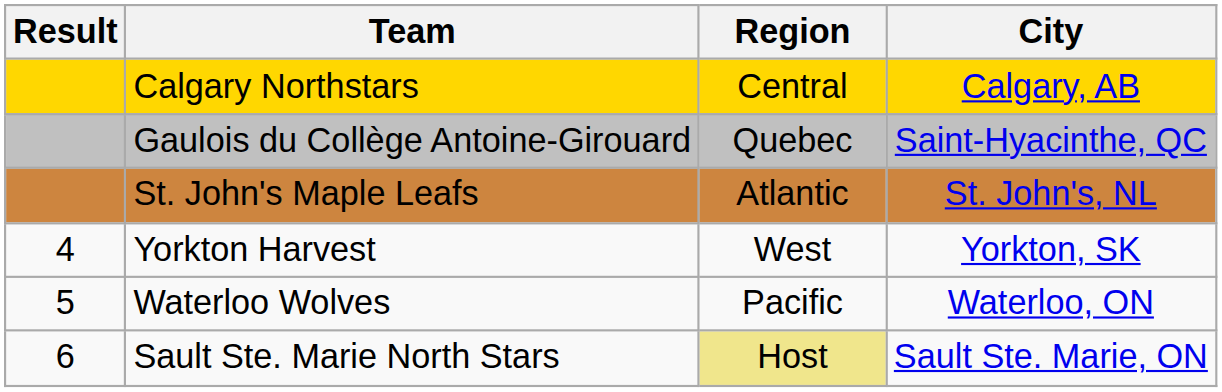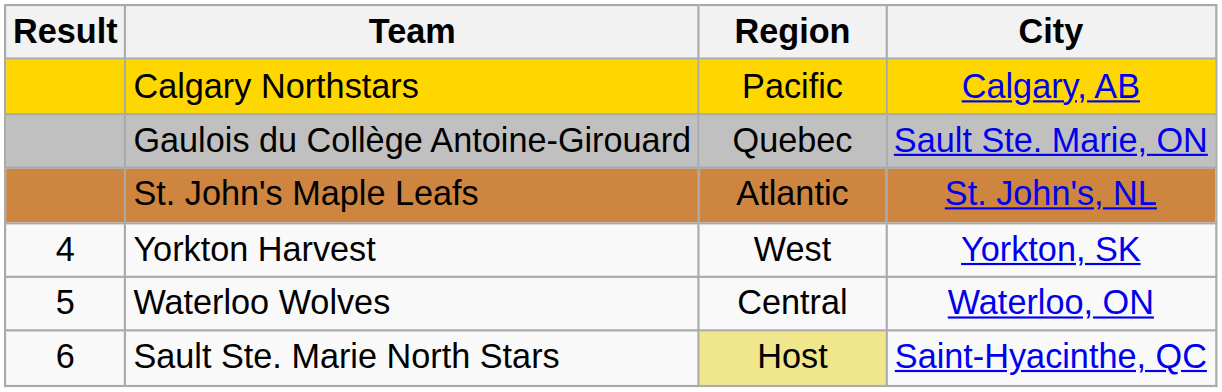(792, 85) Central -> (792, 85) Pacific
(1051, 140) Saint-Hyacinthe, QC -> (1051, 140) Sault Ste. Marie, ON
(792, 303) Pacific -> (792, 303) Central
(1051, 357) Sault Ste. Marie, ON -> (1051, 357) Saint-Hyacinthe, QC
